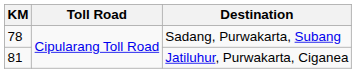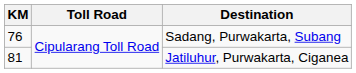(15, 36) 78 -> (15, 36) 76
